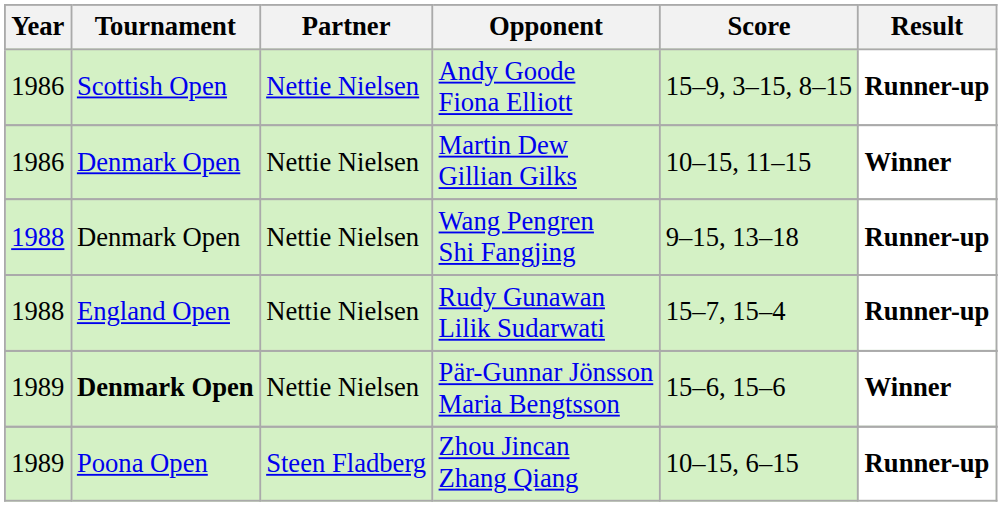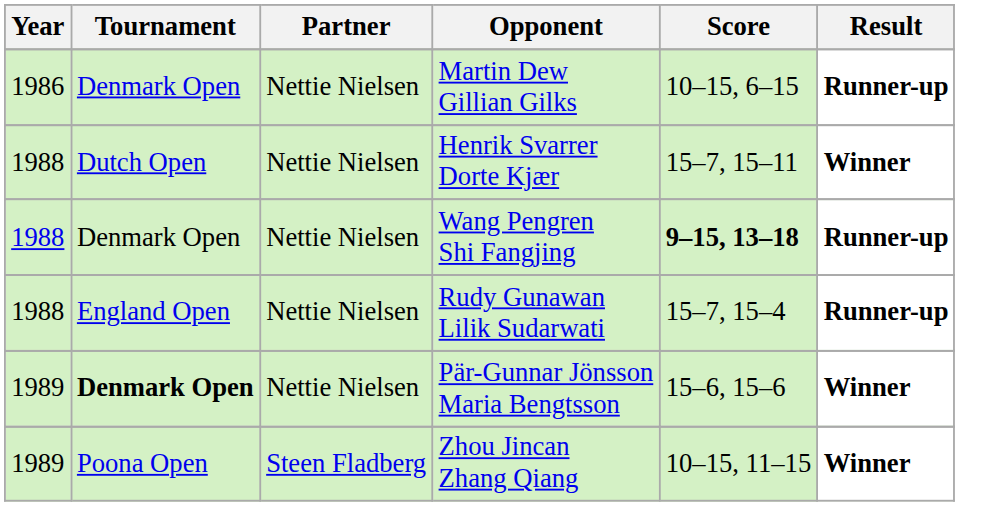- row: (507, 86)
(738, 161) 10–15, 11–15 -> (732, 86) 10–15, 6–15
(908, 161) Winner -> (886, 86) Runner-up
+ row: (518, 161)
(732, 237) normal -> (732, 237) bold
(732, 463) 10–15, 6–15 -> (738, 463) 10–15, 11–15
(927, 463) Runner-up -> (867, 463) Winner
